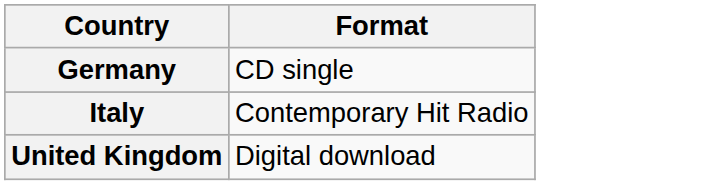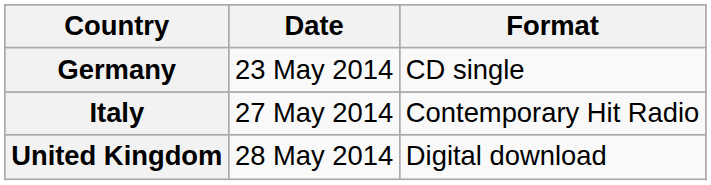+ column: (314, 26)
